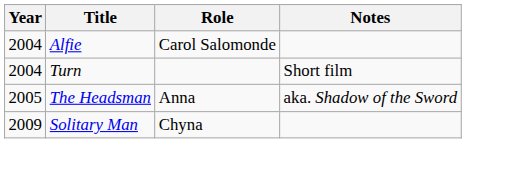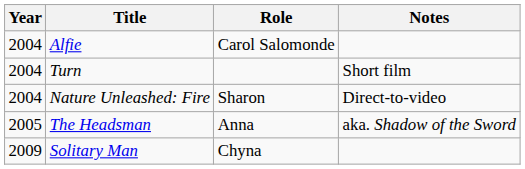+ row: (130, 97)
